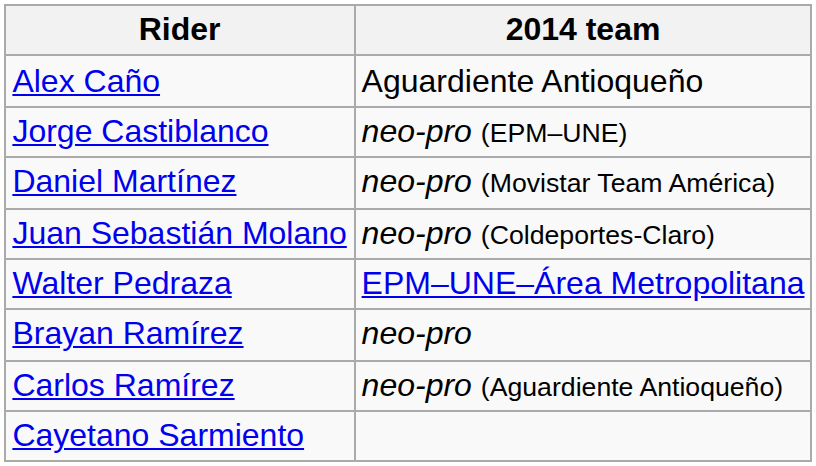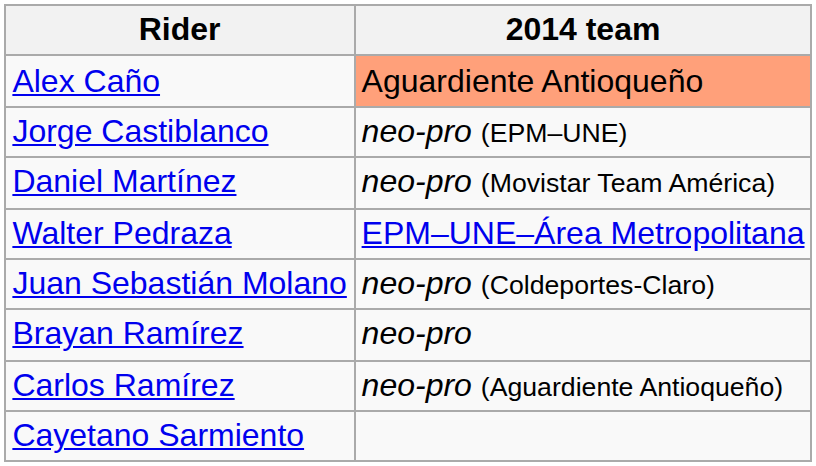(532, 80) no background -> (532, 80) lightsalmon background
rows swapped: (180, 232) <-> (122, 283)
